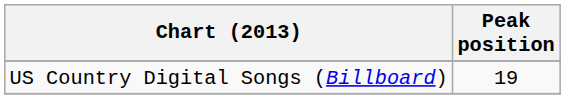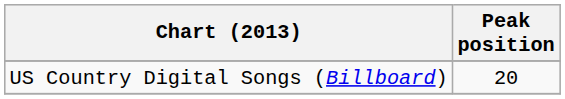(506, 78) 19 -> (506, 78) 20
